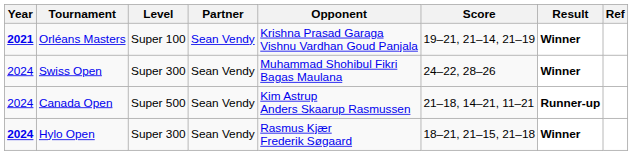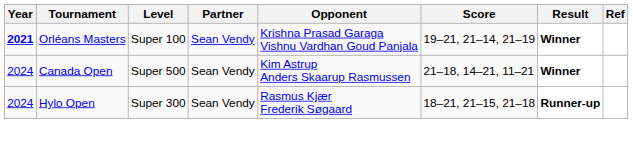- row: (70, 71)
(570, 103) Runner-up -> (561, 71) Winner
(20, 135) bold -> (20, 103) normal
(561, 135) Winner -> (570, 103) Runner-up
